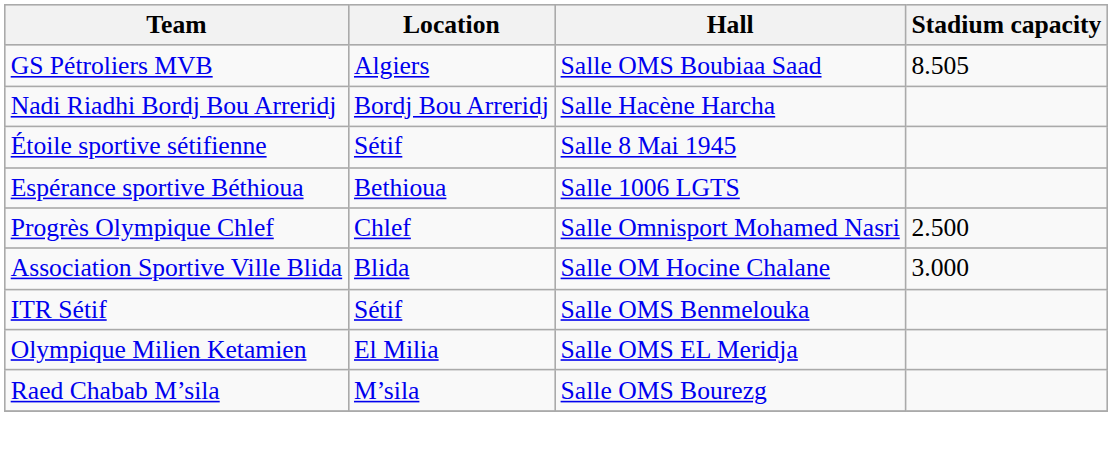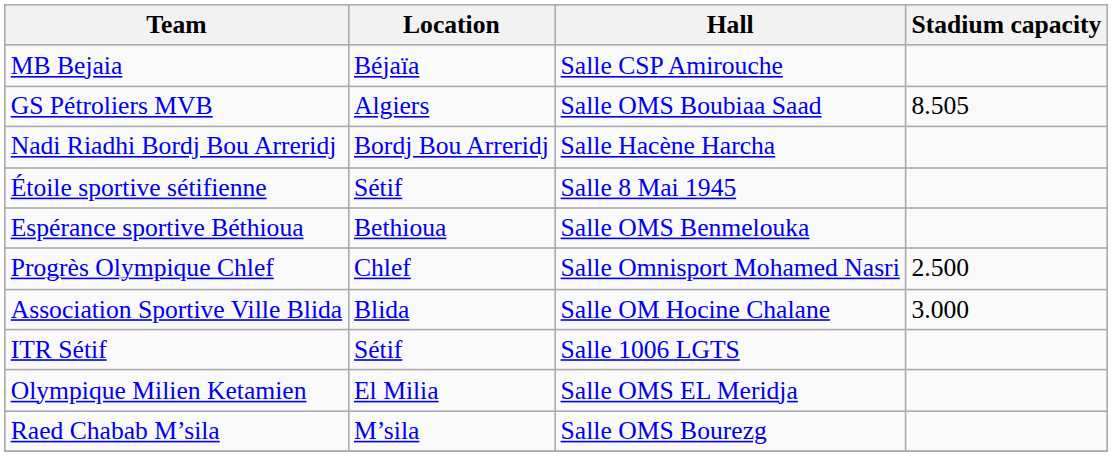+ row: (67, 65)
(650, 187) Salle 1006 LGTS -> (685, 227) Salle OMS Benmelouka
(685, 308) Salle OMS Benmelouka -> (650, 349) Salle 1006 LGTS
